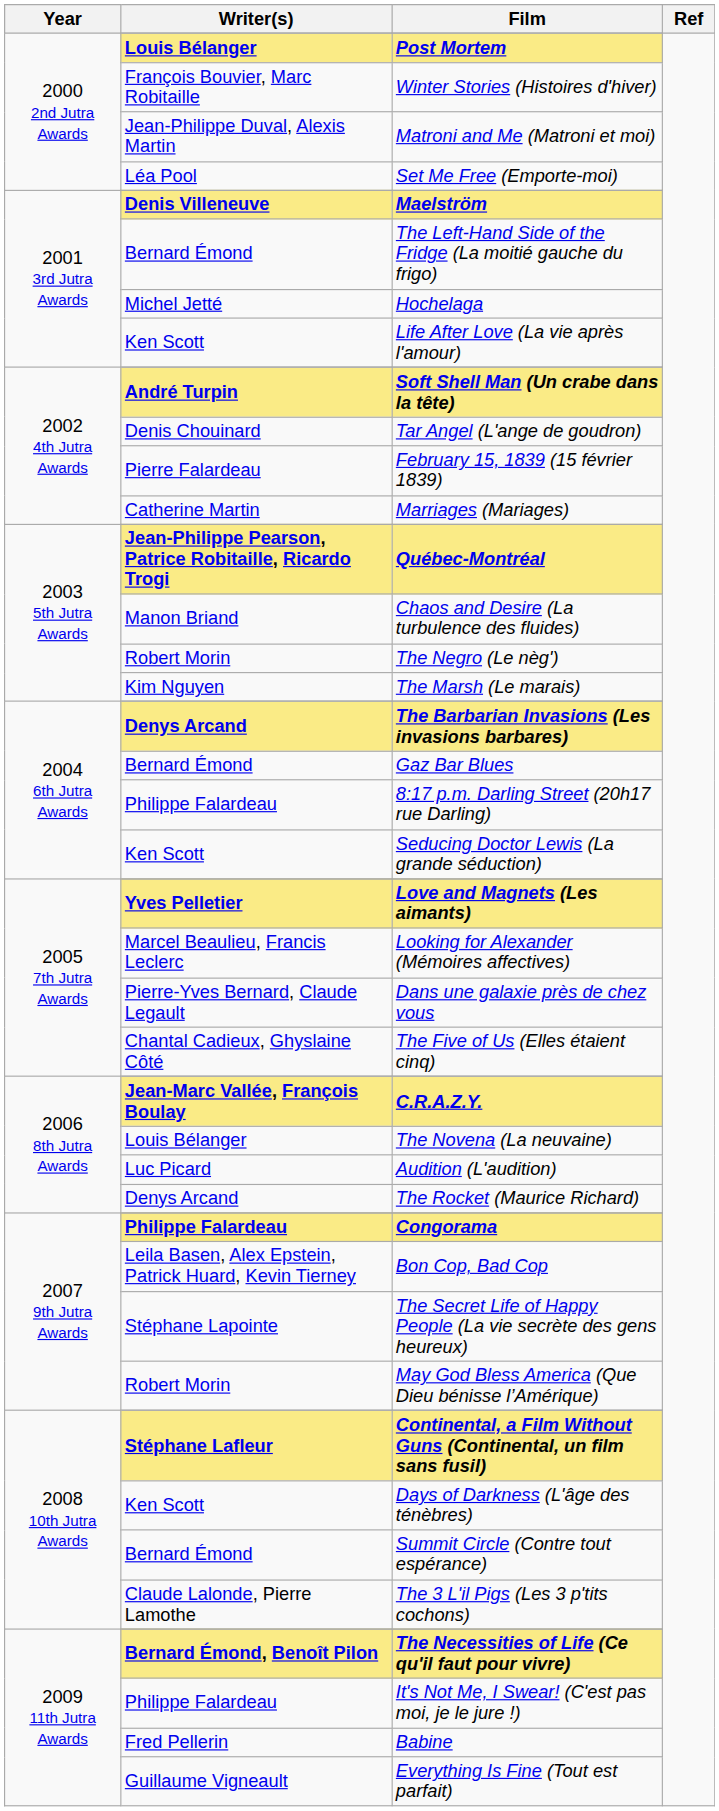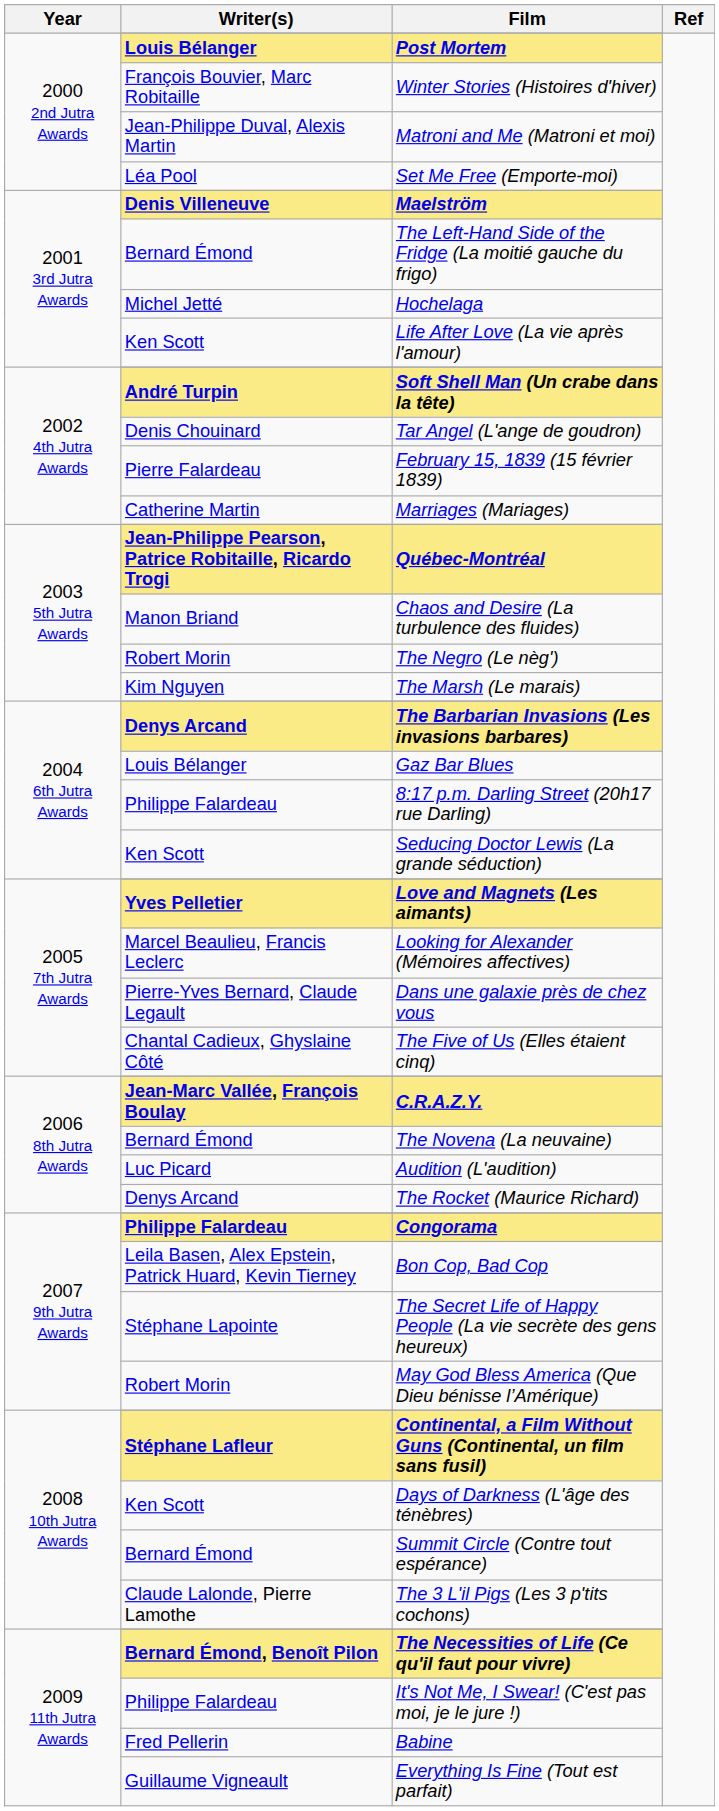(189, 765) Bernard Émond -> (186, 765) Louis Bélanger
(186, 1140) Louis Bélanger -> (189, 1140) Bernard Émond
